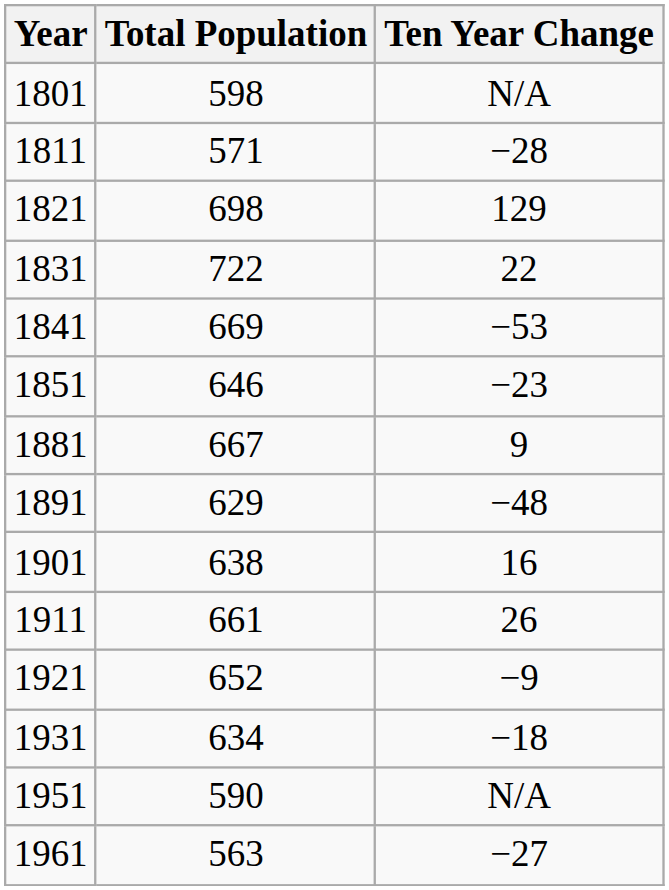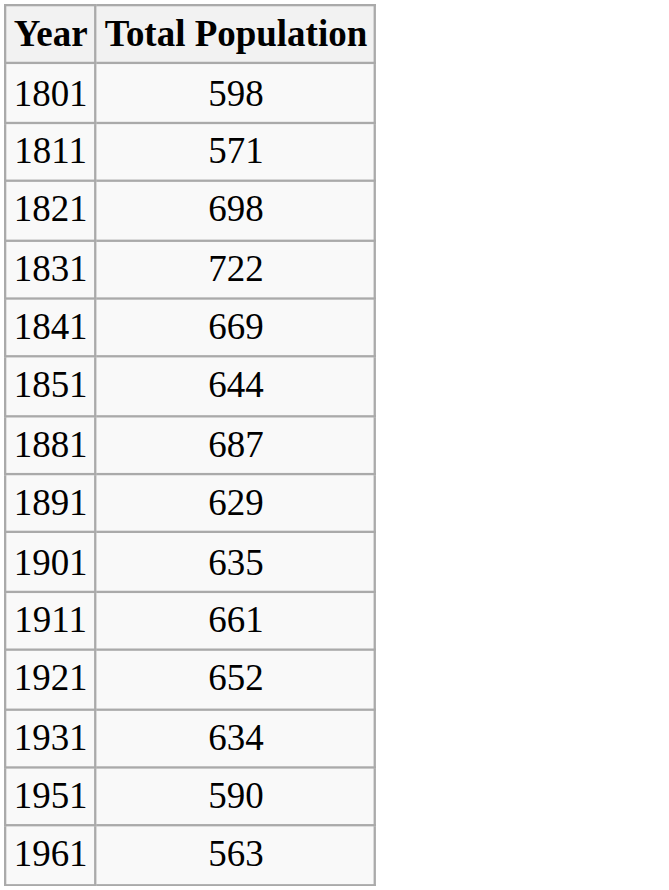- column: (519, 33)
(236, 385) 646 -> (236, 385) 644
(236, 444) 667 -> (236, 444) 687
(236, 561) 638 -> (236, 561) 635
